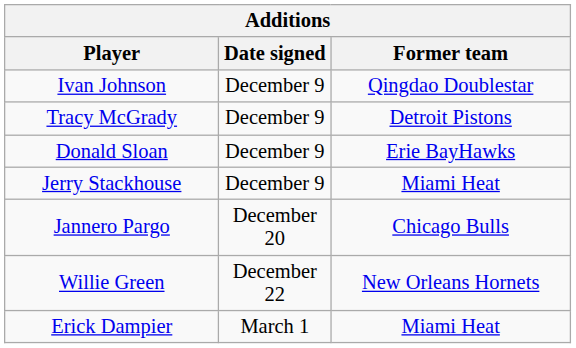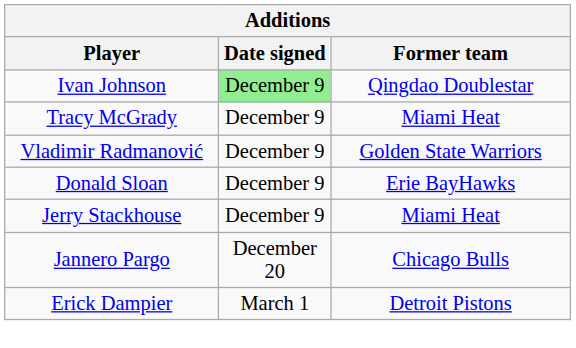(275, 85) no background -> (275, 85) lightgreen background
(451, 118) Detroit Pistons -> (451, 118) Miami Heat
+ row: (112, 150)
- row: (112, 282)
(451, 326) Miami Heat -> (451, 303) Detroit Pistons
